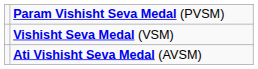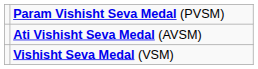rows swapped: (107, 54) <-> (93, 34)
